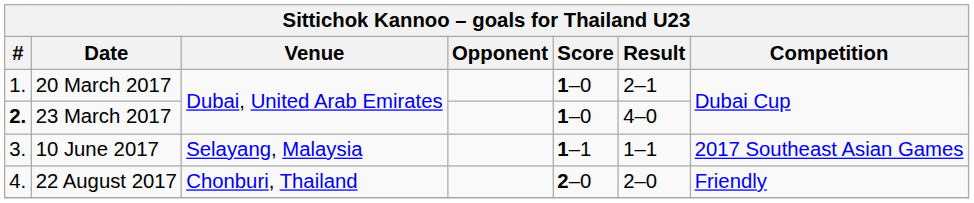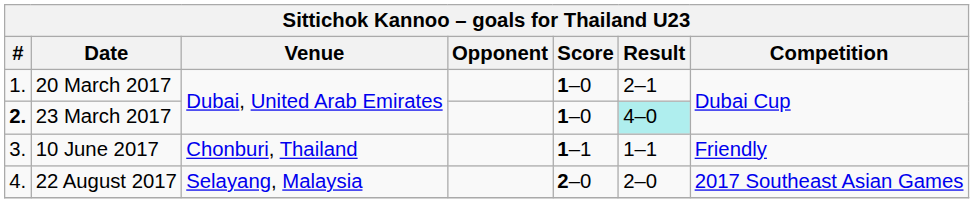(640, 117) no background -> (640, 117) paleturquoise background
(274, 149) Selayang, Malaysia -> (272, 149) Chonburi, Thailand
(829, 149) 2017 Southeast Asian Games -> (731, 149) Friendly
(272, 181) Chonburi, Thailand -> (274, 181) Selayang, Malaysia
(731, 181) Friendly -> (829, 181) 2017 Southeast Asian Games
